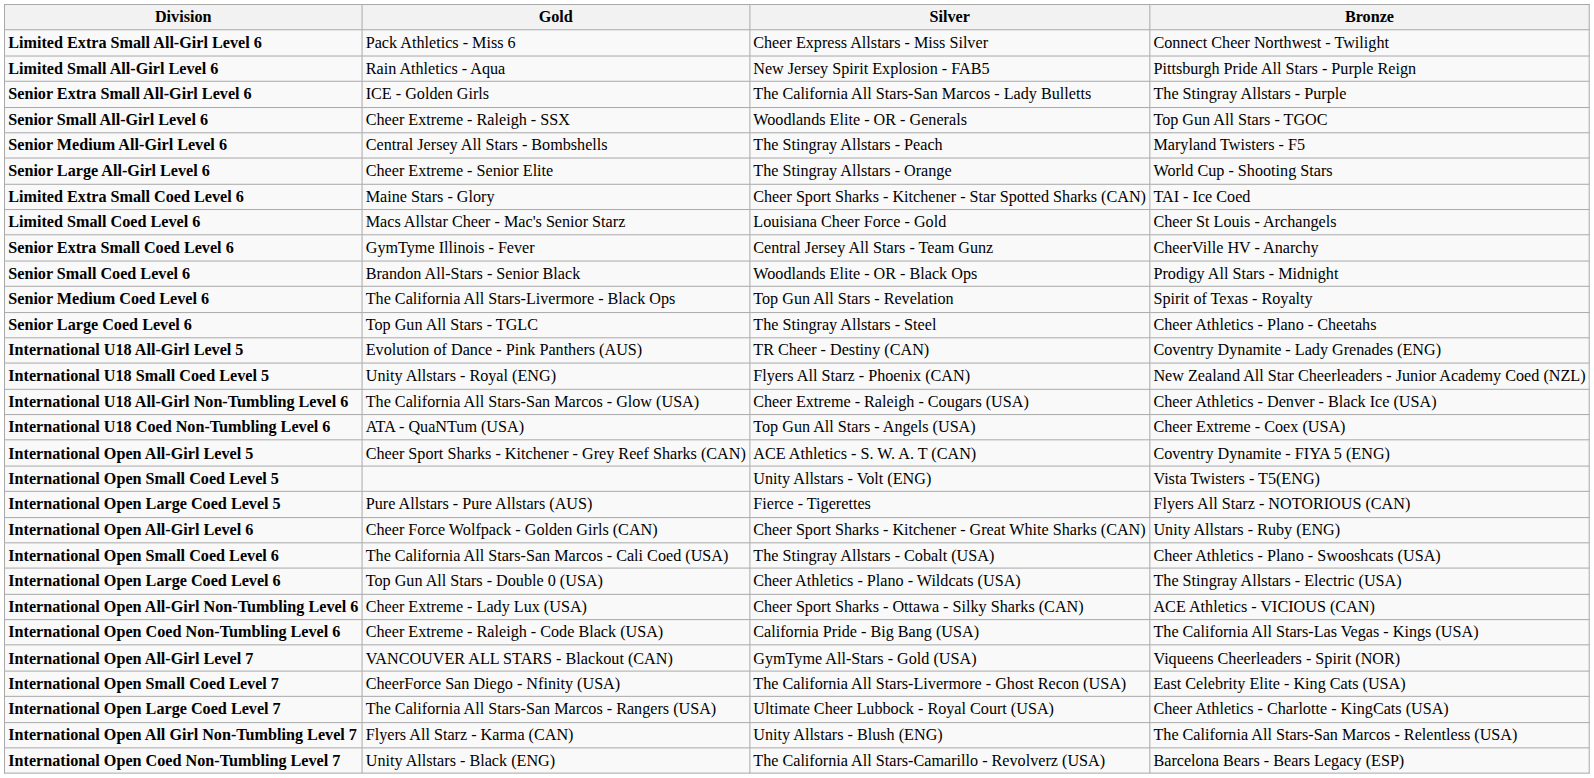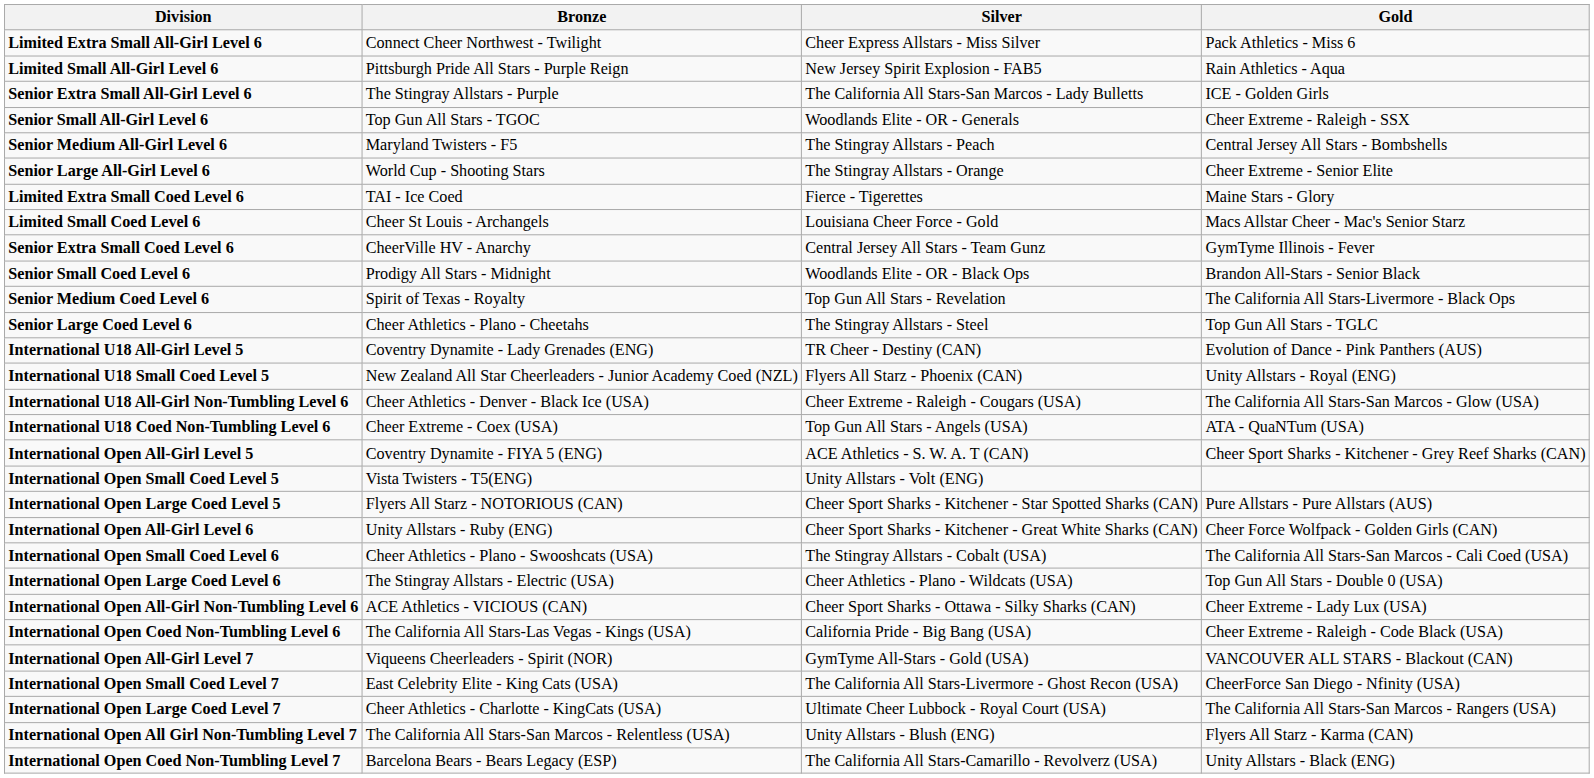columns swapped: (556, 17) <-> (1369, 17)
(950, 196) Cheer Sport Sharks - Kitchener - Star Spotted Sharks (CAN) -> (864, 196) Fierce - Tigerettes
(812, 504) Fierce - Tigerettes -> (1002, 504) Cheer Sport Sharks - Kitchener - Star Spotted Sharks (CAN)
